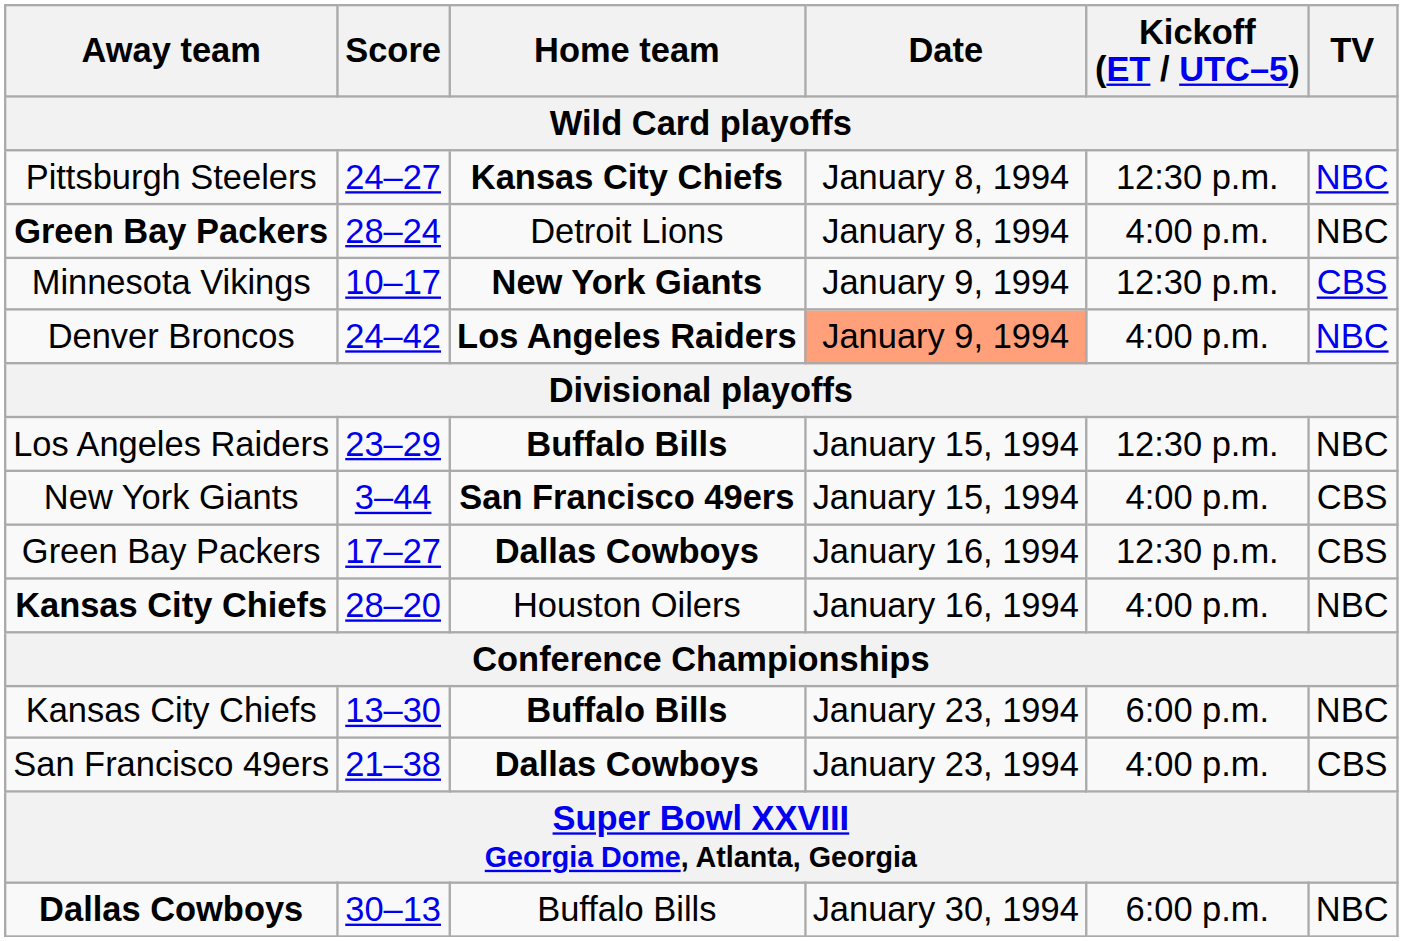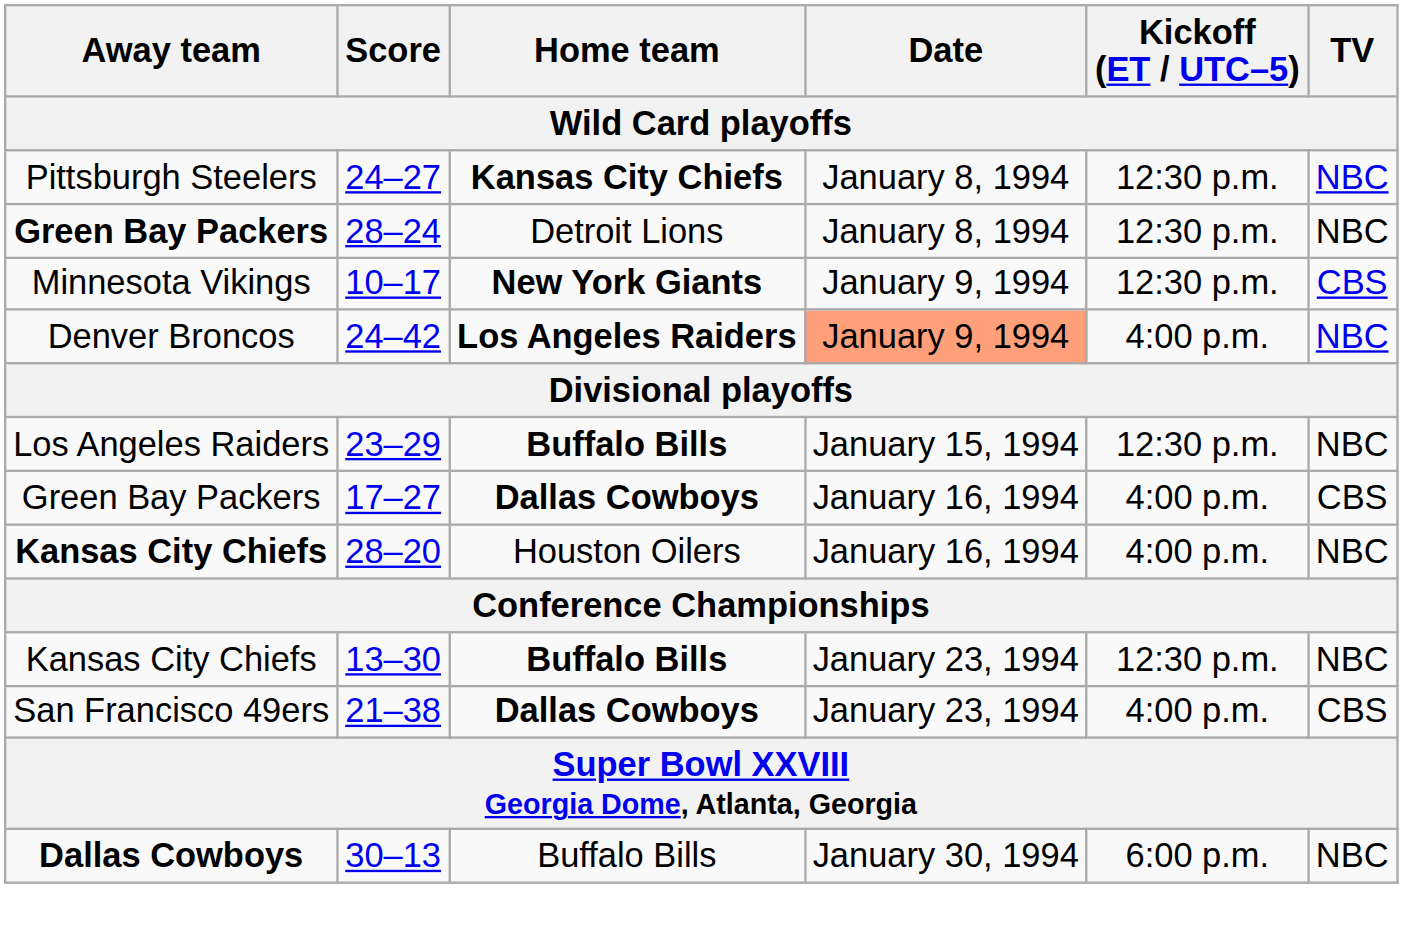(1197, 230) 4:00 p.m. -> (1197, 230) 12:30 p.m.
- row: (393, 497)
(1197, 551) 12:30 p.m. -> (1197, 497) 4:00 p.m.
(1197, 711) 6:00 p.m. -> (1197, 658) 12:30 p.m.
